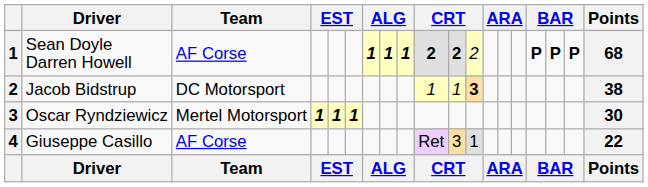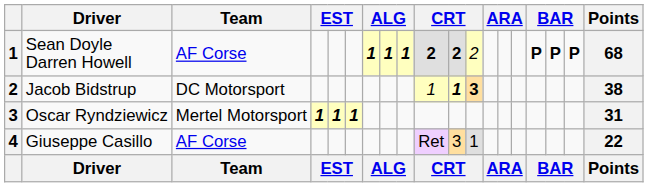(457, 89) normal -> (457, 89) bold
(613, 115) 30 -> (613, 115) 31
